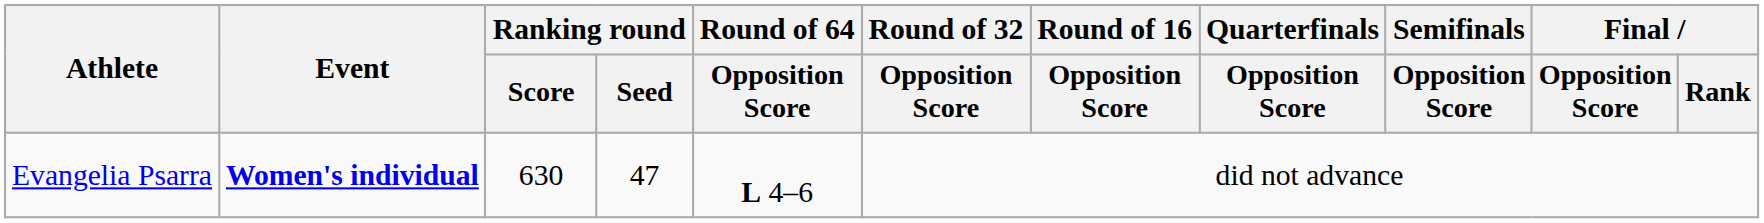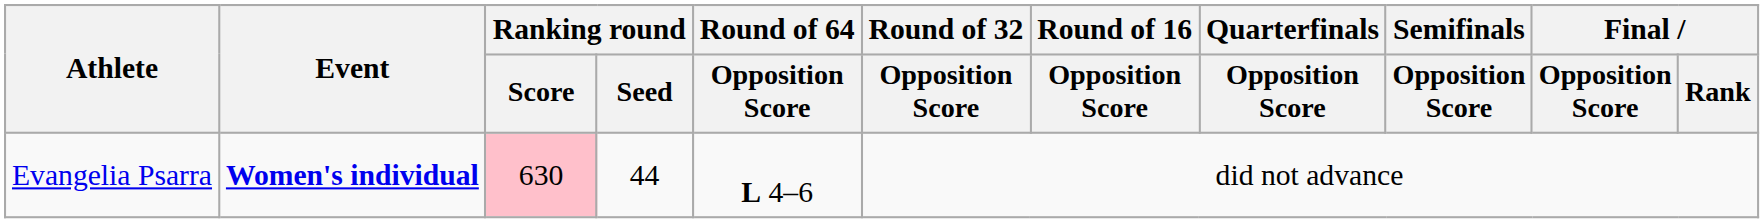(541, 175) no background -> (541, 175) pink background
(645, 175) 47 -> (645, 175) 44
